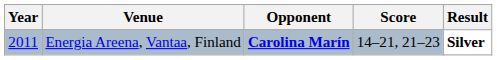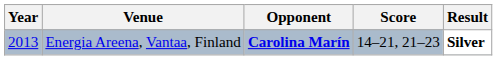(23, 42) 2011 -> (23, 42) 2013
